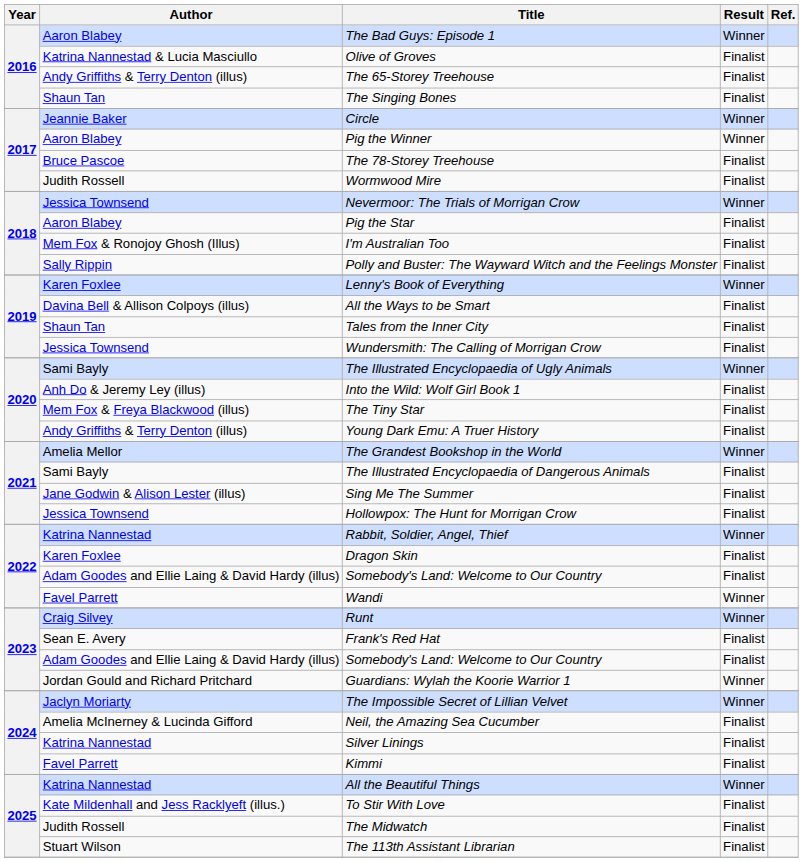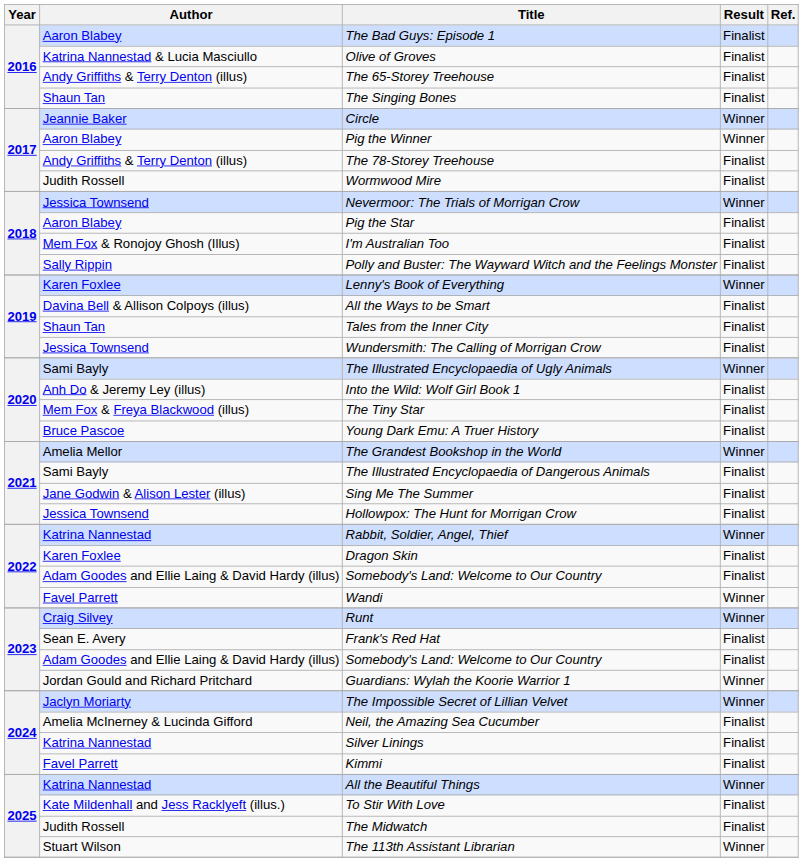(744, 35) Winner -> (744, 35) Finalist
(84, 160) Bruce Pascoe -> (145, 160) Andy Griffiths & Terry Denton (illus)
(145, 431) Andy Griffiths & Terry Denton (illus) -> (84, 431) Bruce Pascoe
(744, 847) Finalist -> (744, 847) Winner
